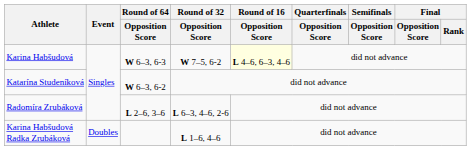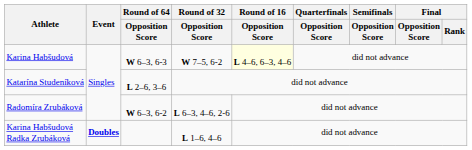(145, 88) W 6–3, 6-2 -> (146, 88) L 2–6, 3–6
(145, 113) L 2–6, 3–6 -> (146, 113) W 6–3, 6-2
(103, 133) normal -> (104, 133) bold
